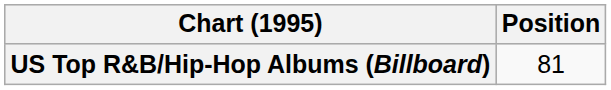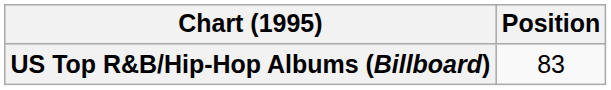(551, 63) 81 -> (551, 63) 83
